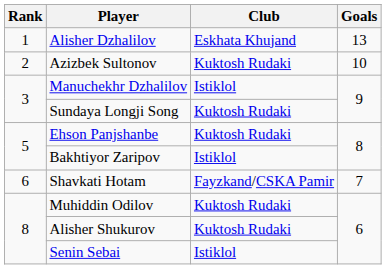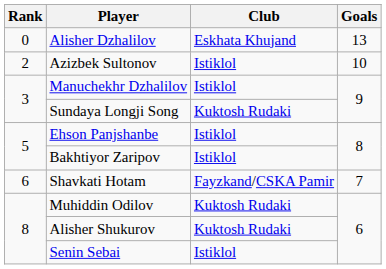(25, 39) 1 -> (25, 39) 0
(243, 63) Kuktosh Rudaki -> (215, 63) Istiklol
(243, 134) Kuktosh Rudaki -> (215, 134) Istiklol
